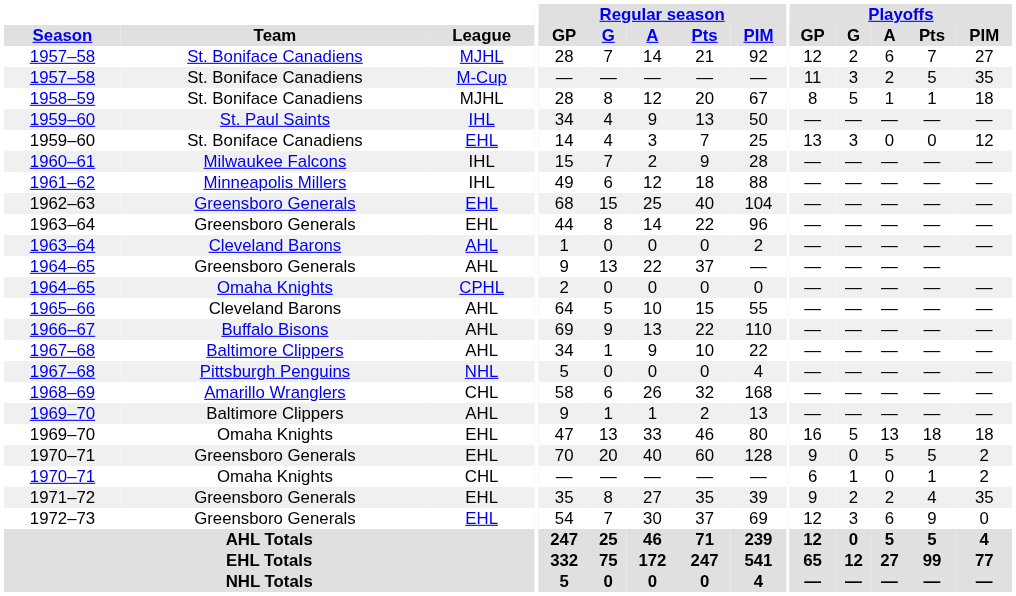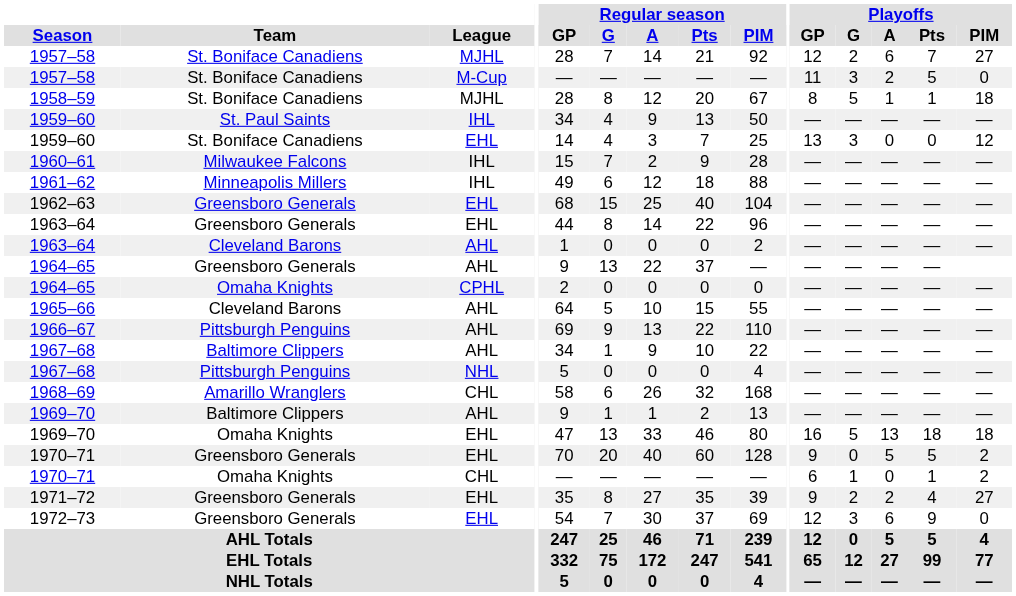(984, 77) 35 -> (984, 77) 0
(275, 329) Buffalo Bisons -> (275, 329) Pittsburgh Penguins
(984, 497) 35 -> (984, 497) 27
